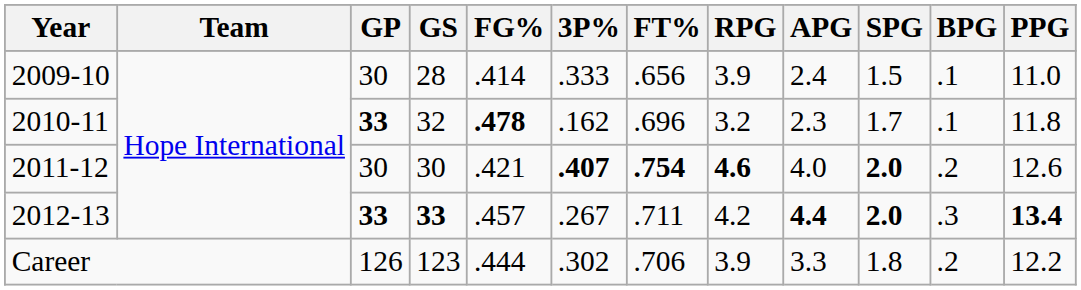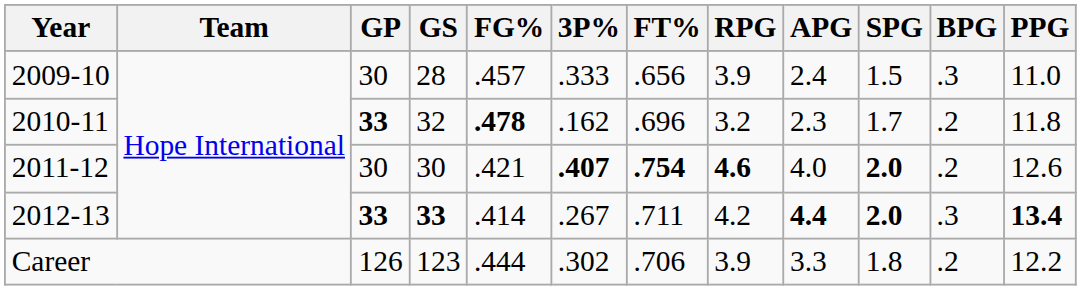(500, 74) .414 -> (500, 74) .457
(948, 74) .1 -> (948, 74) .3
(948, 121) .1 -> (948, 121) .2
(500, 214) .457 -> (500, 214) .414
